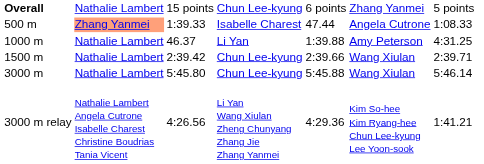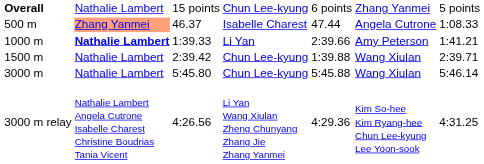(186, 24) 1:39.33 -> (187, 24) 46.37
(119, 41) normal -> (122, 41) bold
(181, 41) 46.37 -> (192, 41) 1:39.33
(325, 41) 1:39.88 -> (331, 41) 2:39.66
(453, 41) 4:31.25 -> (459, 41) 1:41.21
(325, 57) 2:39.66 -> (331, 57) 1:39.88
(453, 122) 1:41.21 -> (459, 122) 4:31.25
